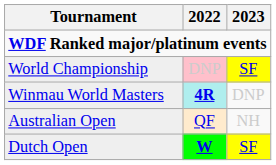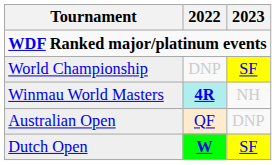(204, 69) pink background -> (204, 69) no background
(248, 95) DNP -> (248, 95) NH
(248, 120) NH -> (248, 120) DNP
